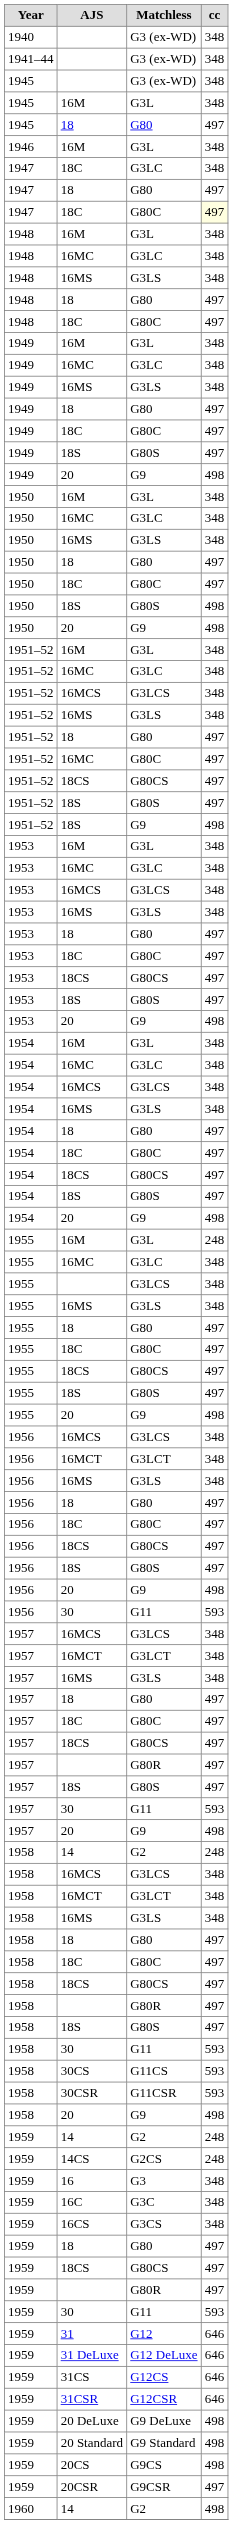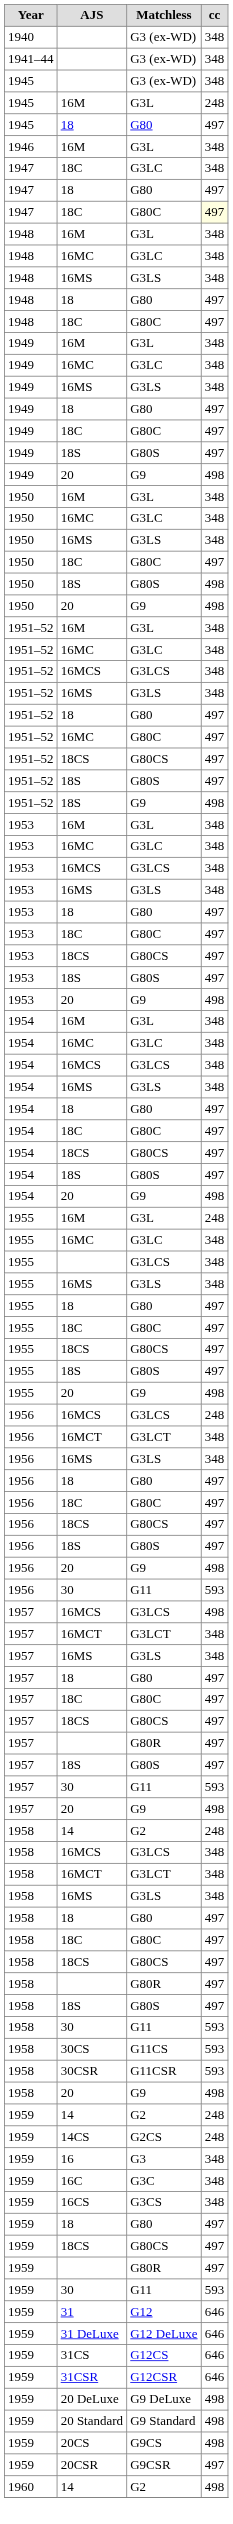(215, 102) 348 -> (215, 102) 248
- row: (21, 562)
(215, 1436) 348 -> (215, 1415) 248
(215, 1633) 348 -> (215, 1611) 498
